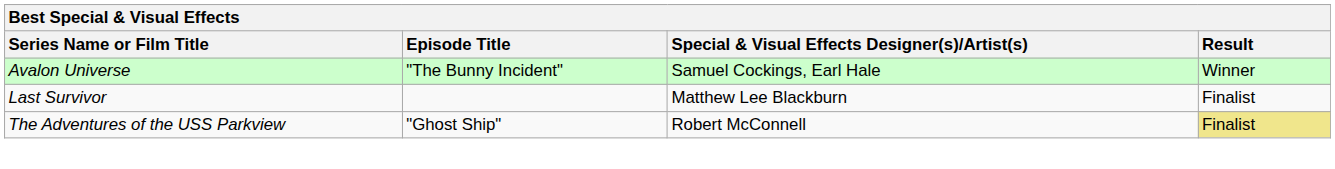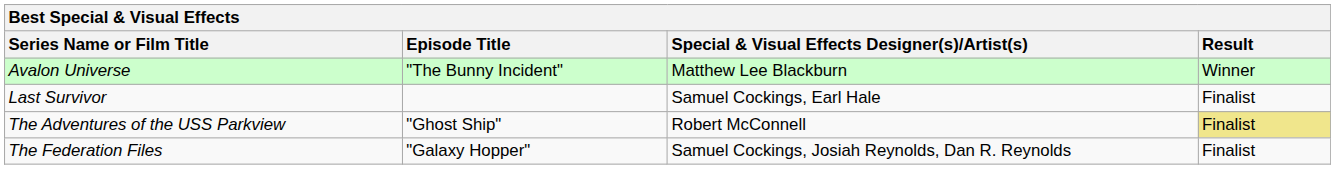(776, 71) Samuel Cockings, Earl Hale -> (759, 71) Matthew Lee Blackburn
(759, 97) Matthew Lee Blackburn -> (776, 97) Samuel Cockings, Earl Hale
+ row: (85, 151)
